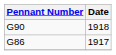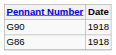(98, 42) 1917 -> (98, 42) 1918
